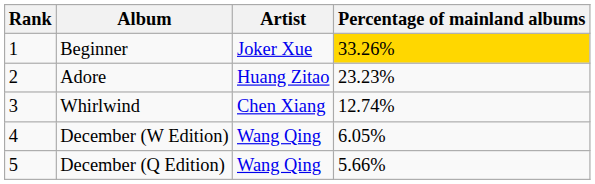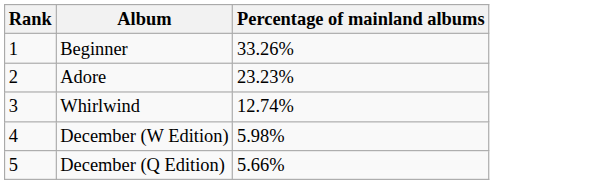- column: (283, 19)
(366, 48) gold background -> (265, 48) no background
(362, 135) 6.05% -> (261, 135) 5.98%
